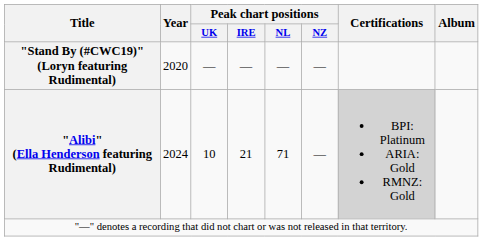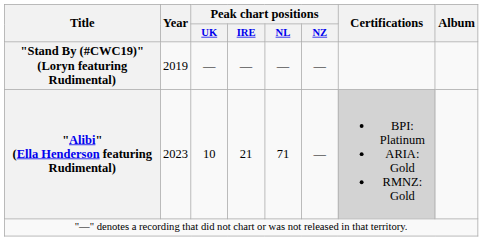(175, 65) 2020 -> (175, 65) 2019
(175, 154) 2024 -> (175, 154) 2023
